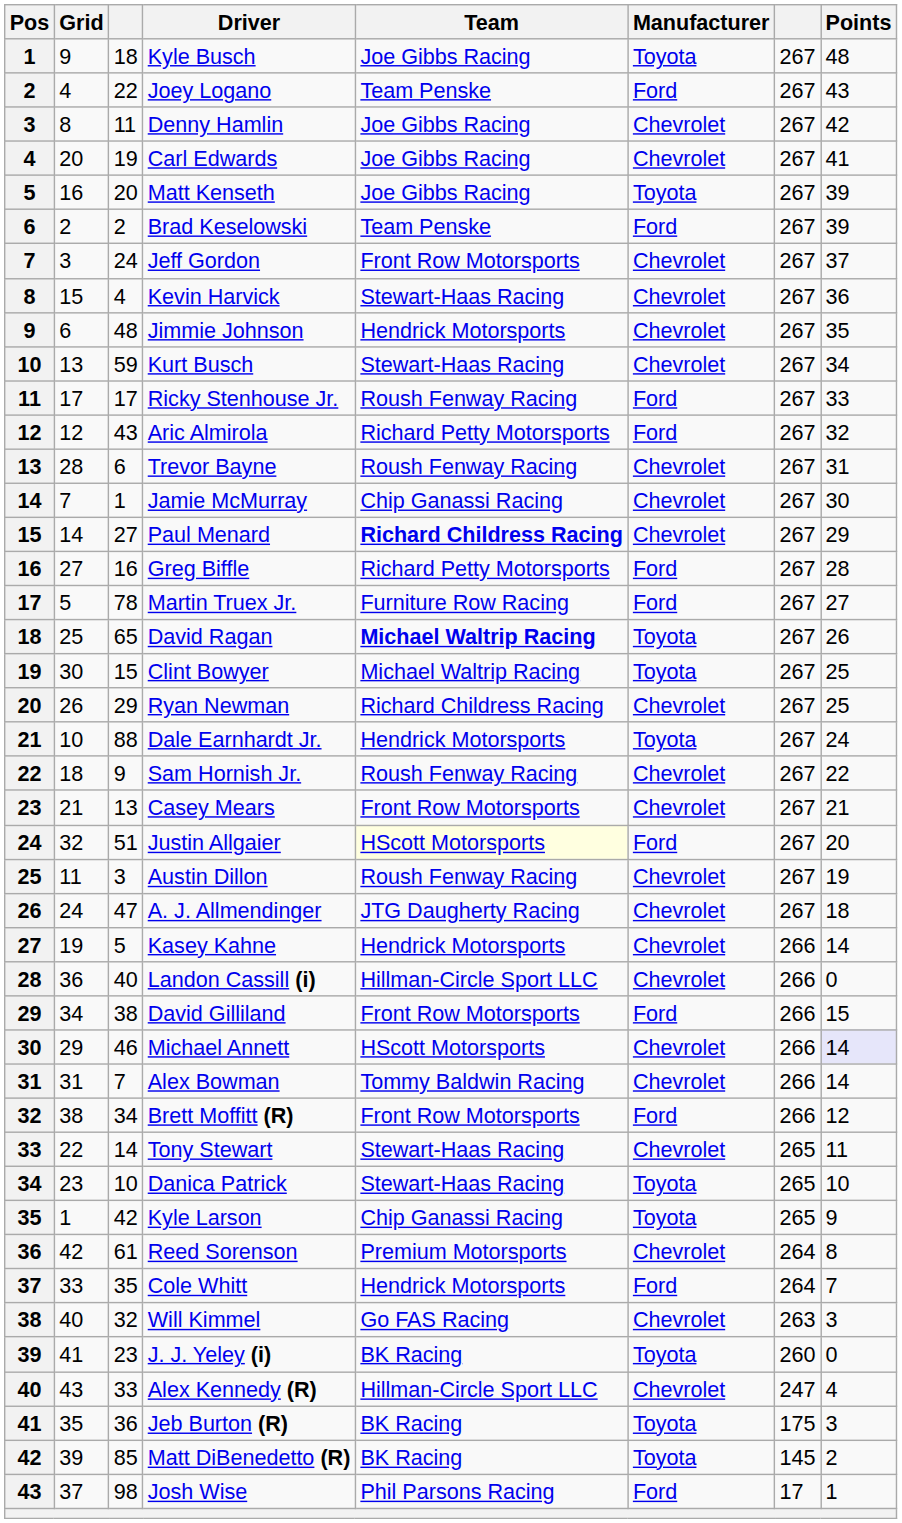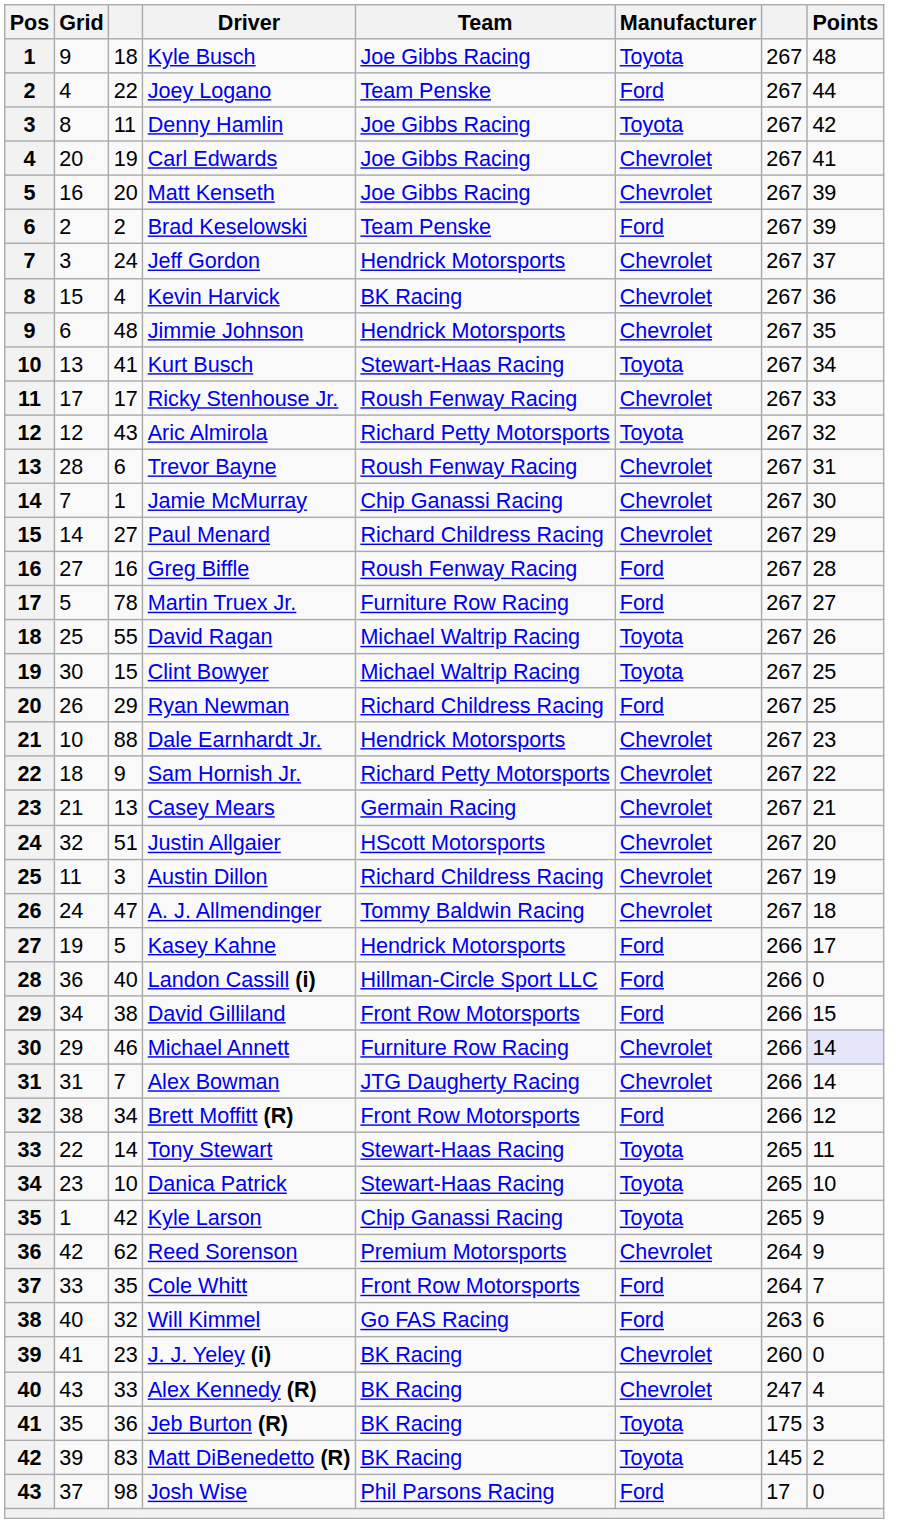(838, 90) 43 -> (824, 90) 44
(679, 124) Chevrolet -> (651, 124) Toyota
(665, 193) Toyota -> (666, 193) Chevrolet
(470, 261) Front Row Motorsports -> (463, 261) Hendrick Motorsports
(462, 295) Stewart-Haas Racing -> (411, 295) BK Racing
(126, 364) 59 -> (126, 364) 41
(679, 364) Chevrolet -> (651, 364) Toyota
(655, 398) Ford -> (666, 398) Chevrolet
(655, 432) Ford -> (651, 432) Toyota
(492, 535) bold -> (482, 535) normal
(485, 569) Richard Petty Motorsports -> (469, 569) Roush Fenway Racing
(126, 637) 65 -> (126, 637) 55
(478, 637) bold -> (470, 637) normal
(679, 705) Chevrolet -> (642, 705) Ford
(665, 740) Toyota -> (666, 740) Chevrolet
(838, 740) 24 -> (824, 740) 23
(469, 774) Roush Fenway Racing -> (485, 774) Richard Petty Motorsports
(470, 808) Front Row Motorsports -> (438, 808) Germain Racing
(453, 842) lightyellow background -> (453, 842) no background
(655, 842) Ford -> (666, 842) Chevrolet
(469, 876) Roush Fenway Racing -> (482, 876) Richard Childress Racing
(470, 910) JTG Daugherty Racing -> (472, 910) Tommy Baldwin Racing
(679, 945) Chevrolet -> (642, 945) Ford
(838, 945) 14 -> (824, 945) 17
(679, 979) Chevrolet -> (642, 979) Ford
(453, 1047) HScott Motorsports -> (465, 1047) Furniture Row Racing
(472, 1081) Tommy Baldwin Racing -> (470, 1081) JTG Daugherty Racing
(679, 1150) Chevrolet -> (651, 1150) Toyota
(126, 1252) 61 -> (126, 1252) 62
(832, 1252) 8 -> (818, 1252) 9
(463, 1286) Hendrick Motorsports -> (470, 1286) Front Row Motorsports
(679, 1320) Chevrolet -> (642, 1320) Ford
(832, 1320) 3 -> (818, 1320) 6
(665, 1355) Toyota -> (666, 1355) Chevrolet
(479, 1389) Hillman-Circle Sport LLC -> (411, 1389) BK Racing
(126, 1457) 85 -> (126, 1457) 83
(832, 1491) 1 -> (818, 1491) 0
